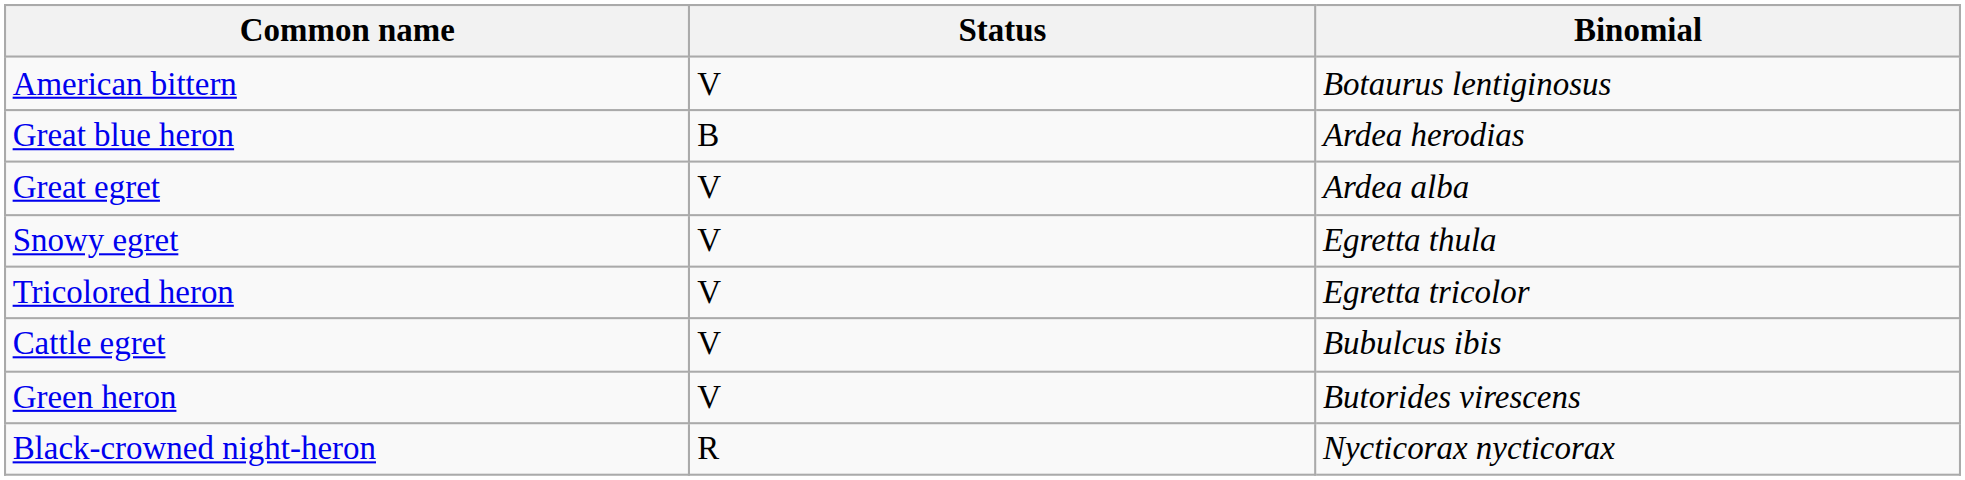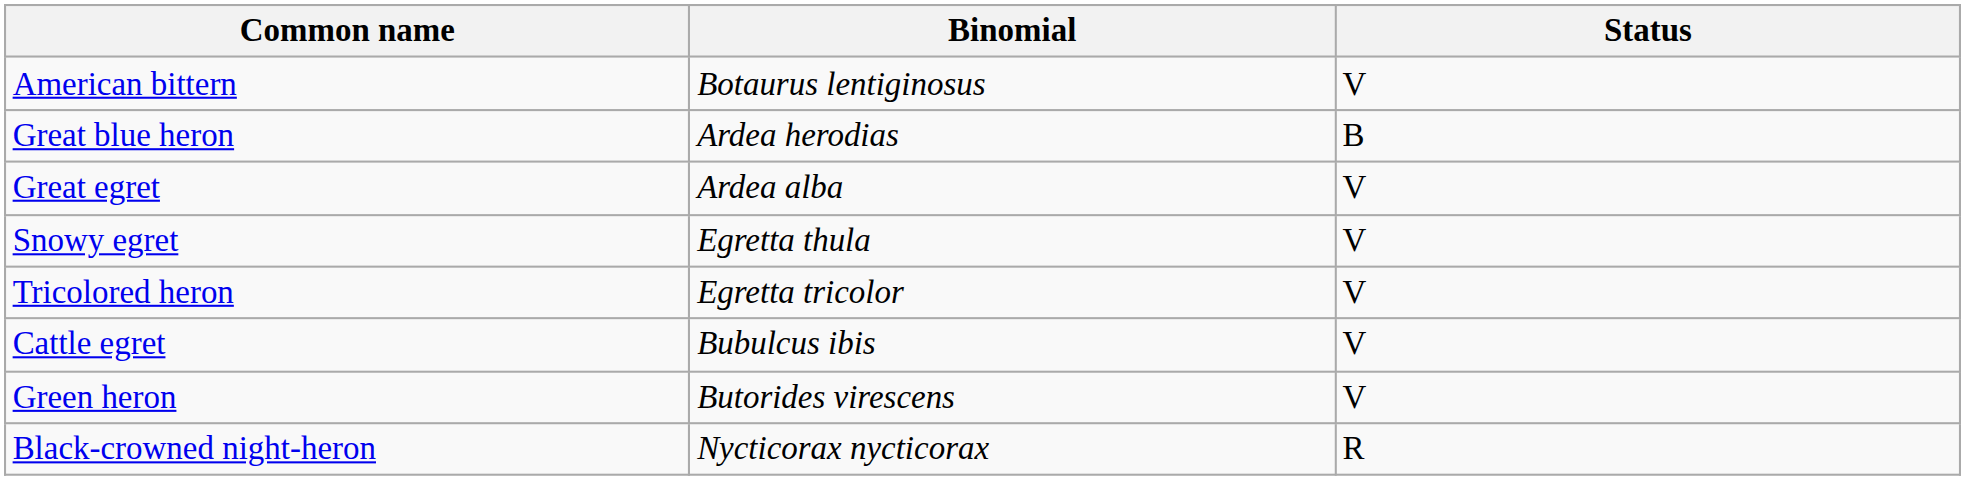columns swapped: (1638, 30) <-> (1002, 30)
